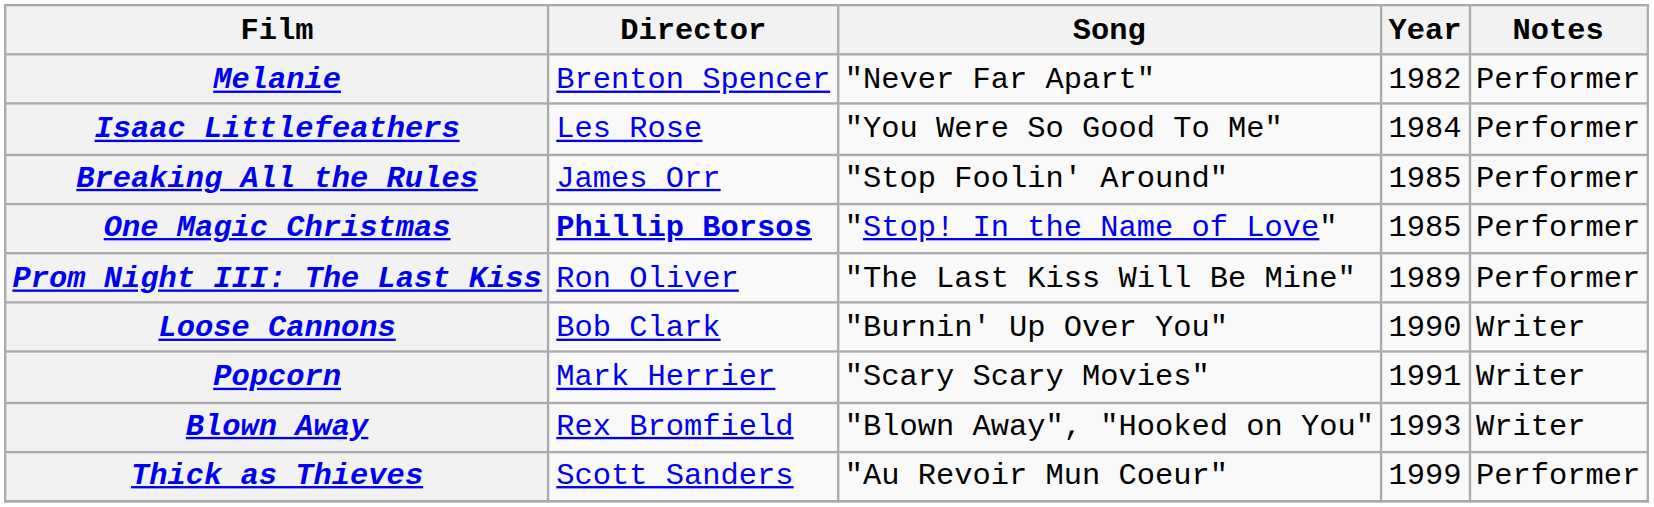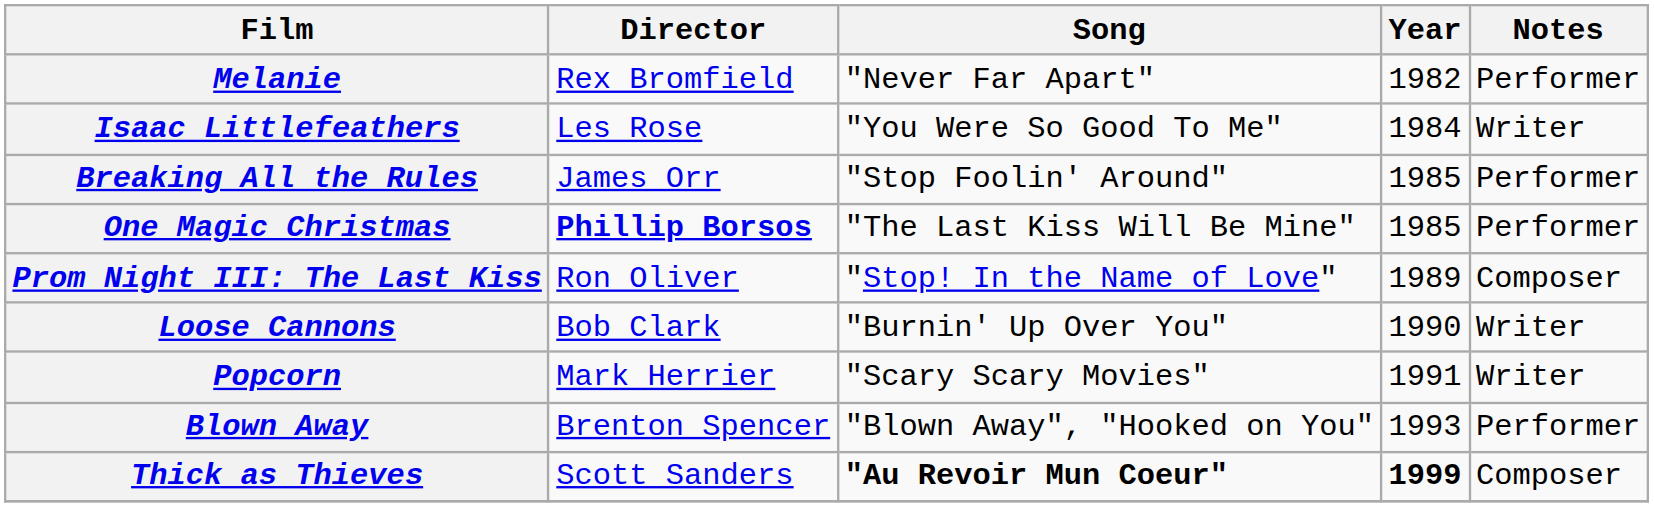(693, 80) Brenton Spencer -> (675, 80) Rex Bromfield
(1558, 129) Performer -> (1531, 129) Writer
(1091, 228) "Stop! In the Name of Love" -> (1100, 228) "The Last Kiss Will Be Mine"
(1100, 278) "The Last Kiss Will Be Mine" -> (1091, 278) "Stop! In the Name of Love"
(1558, 278) Performer -> (1549, 278) Composer
(675, 427) Rex Bromfield -> (693, 427) Brenton Spencer
(1531, 427) Writer -> (1558, 427) Performer
(1036, 476) normal -> (1036, 476) bold
(1425, 476) normal -> (1425, 476) bold
(1558, 476) Performer -> (1549, 476) Composer
